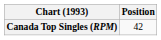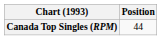(138, 27) 42 -> (138, 27) 44
